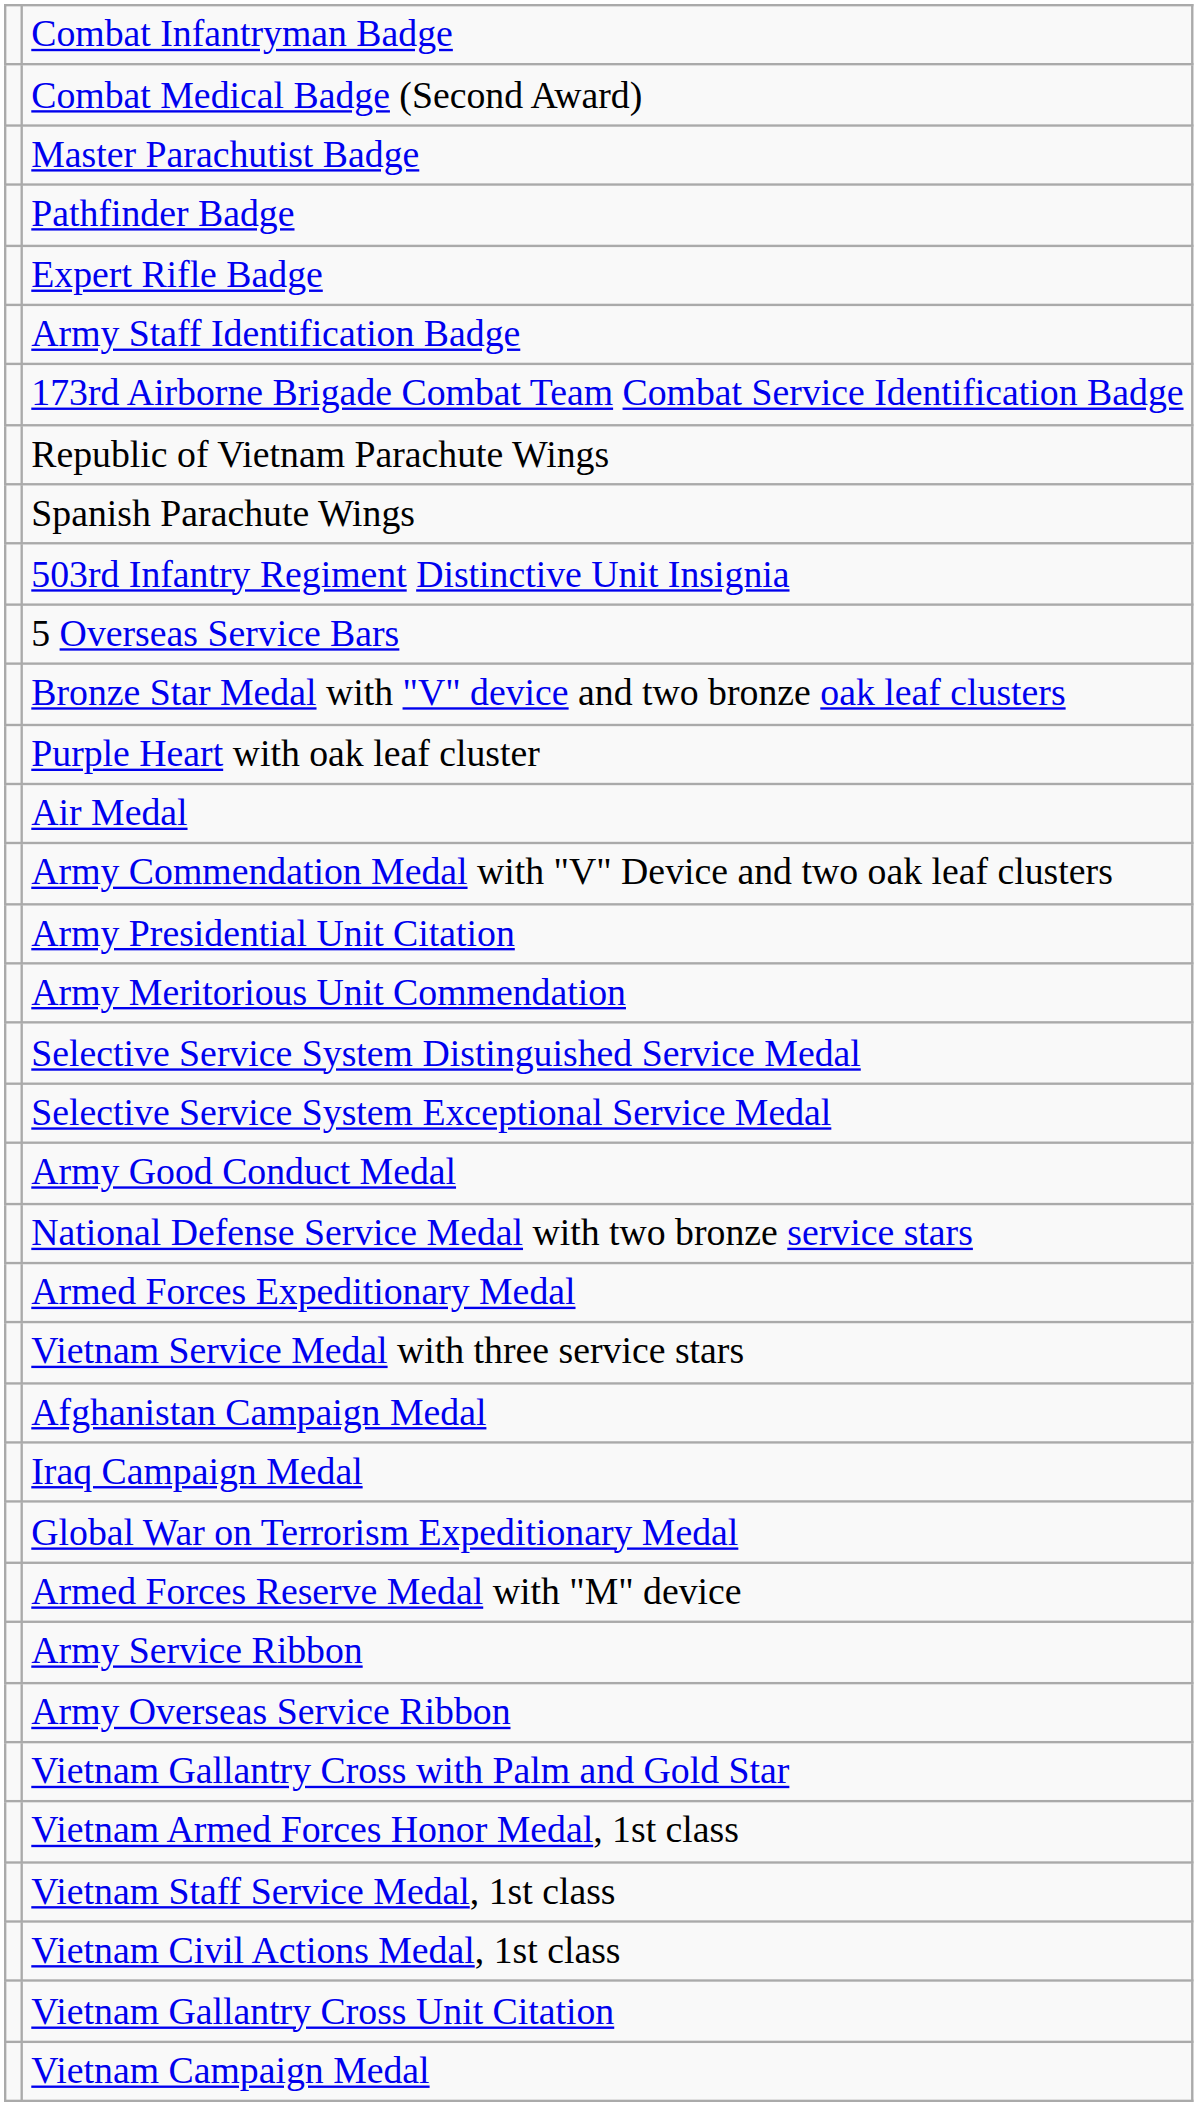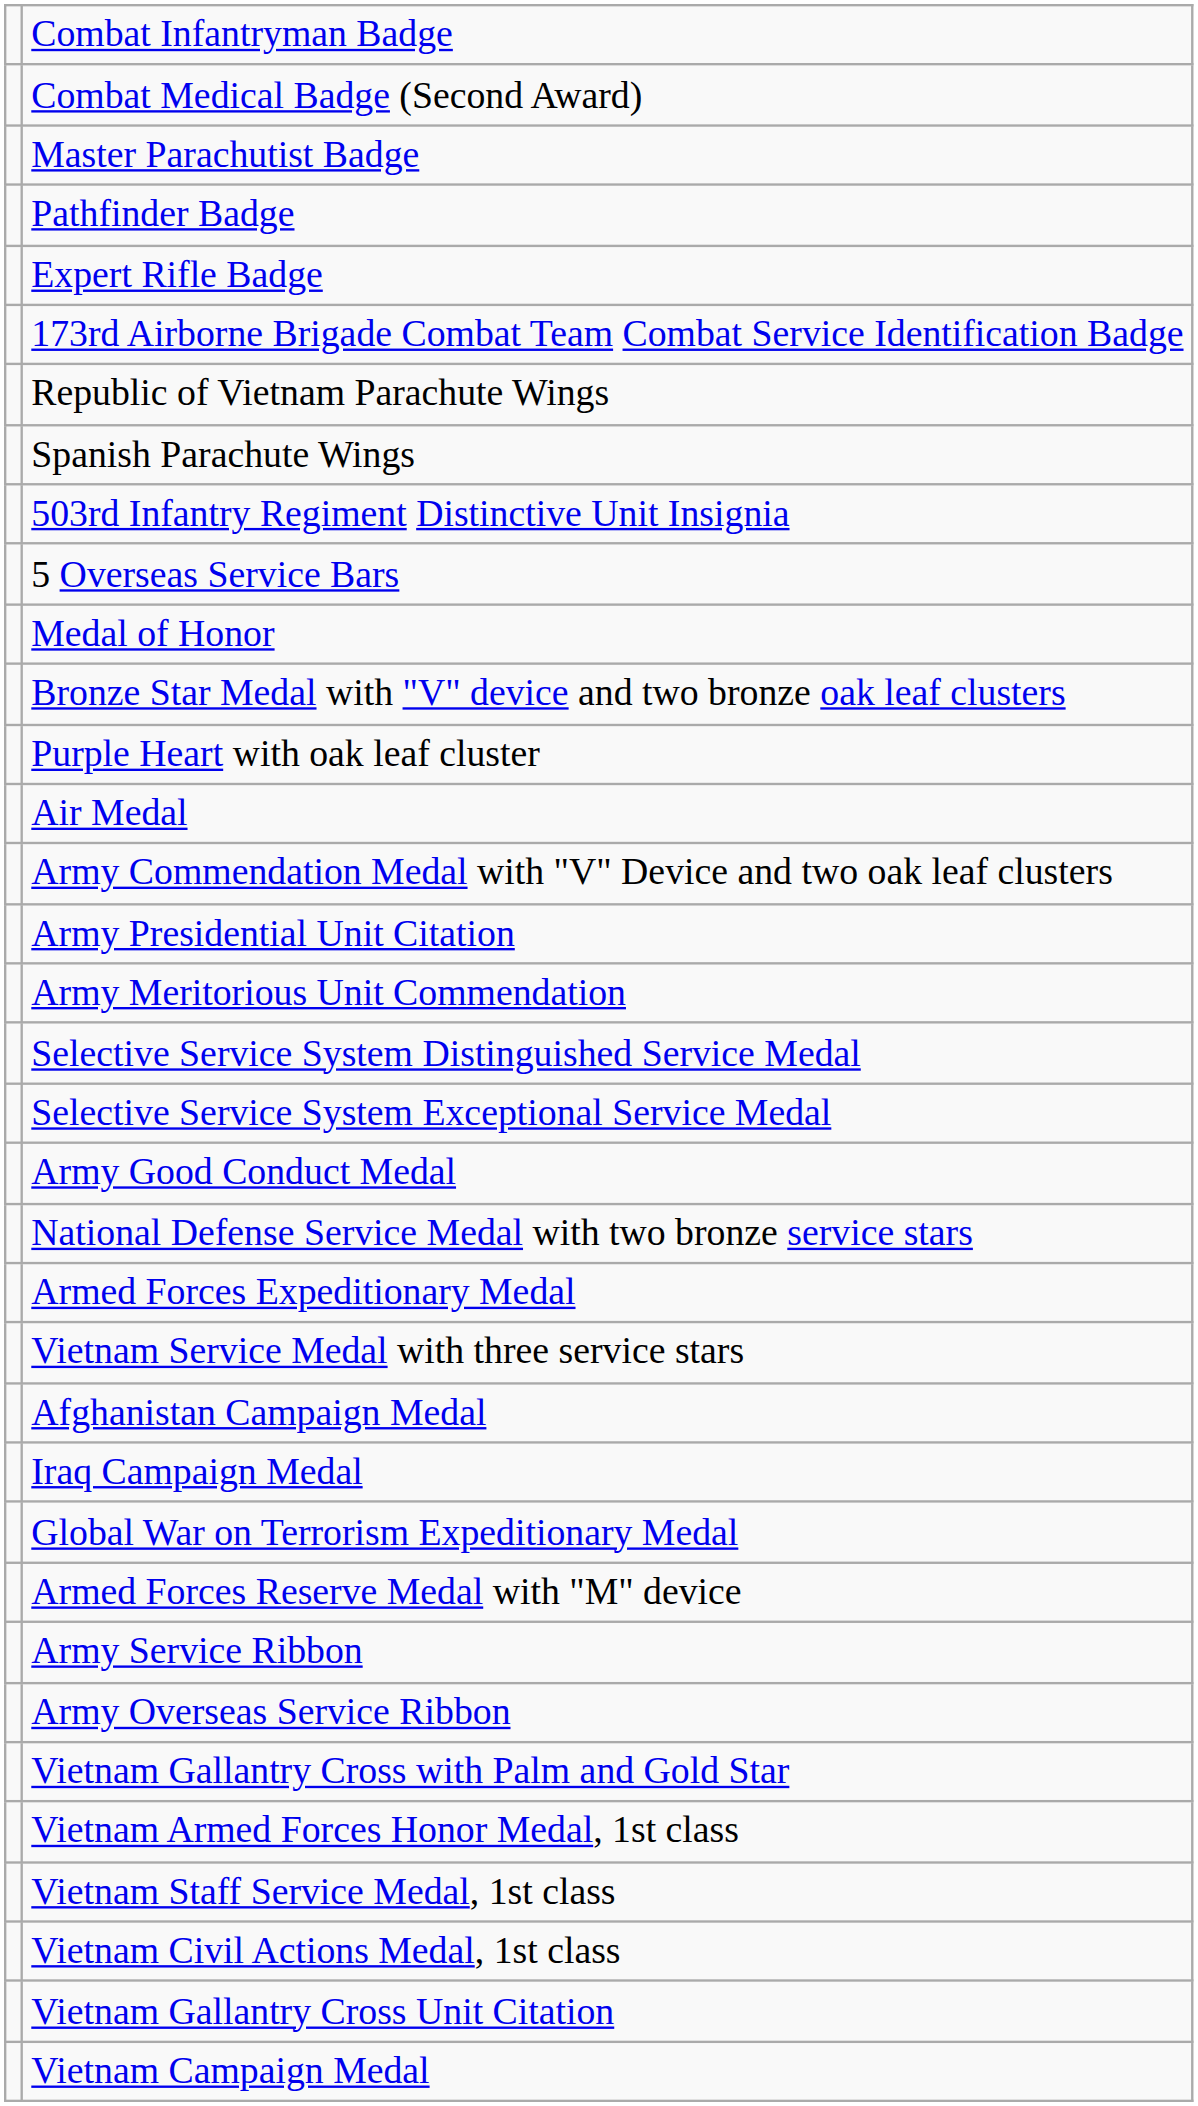- row: (276, 333)
+ row: (153, 633)
